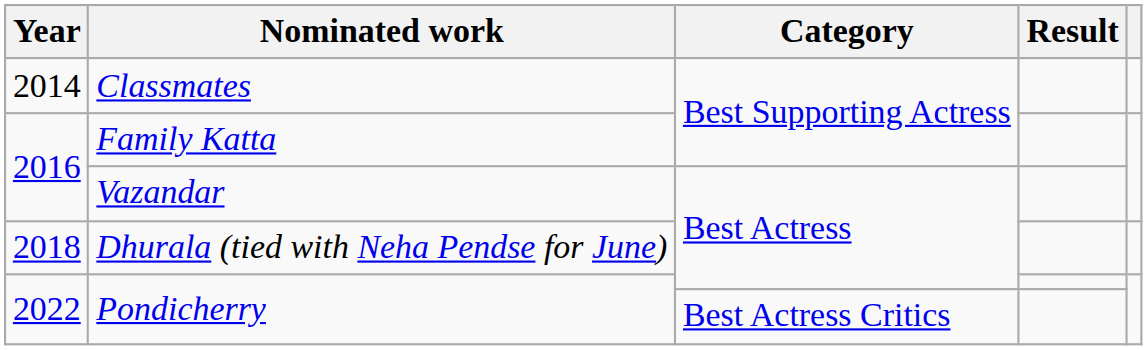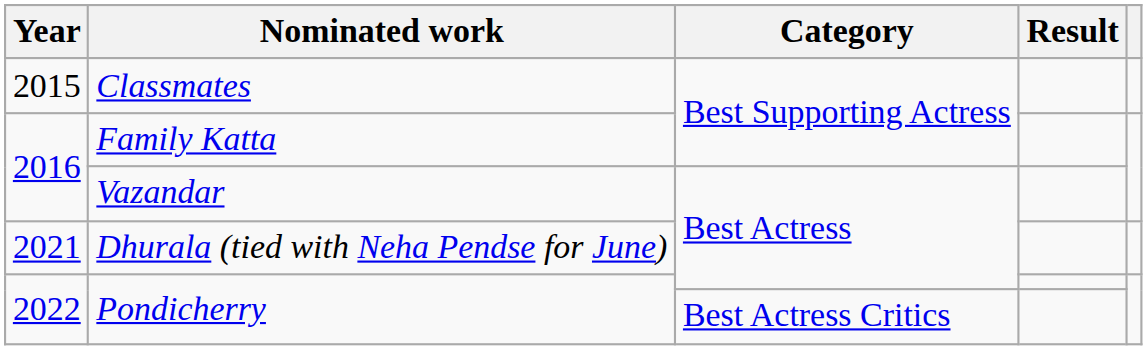(47, 85) 2014 -> (47, 85) 2015
(47, 246) 2018 -> (47, 246) 2021
